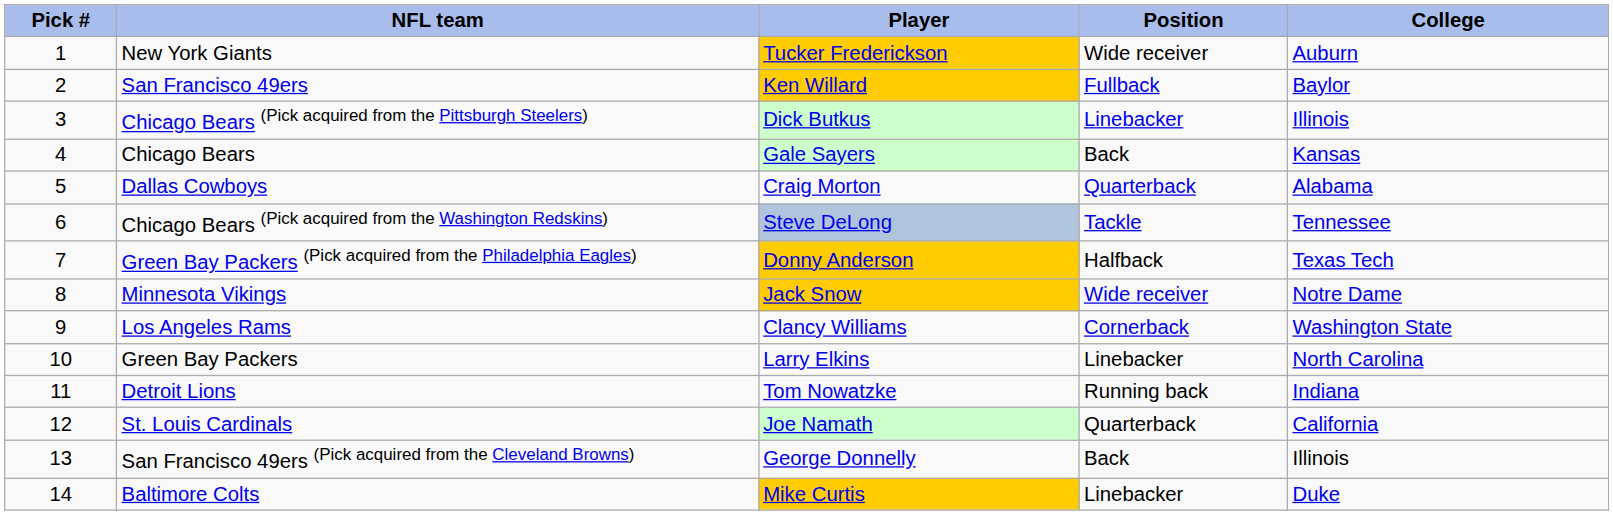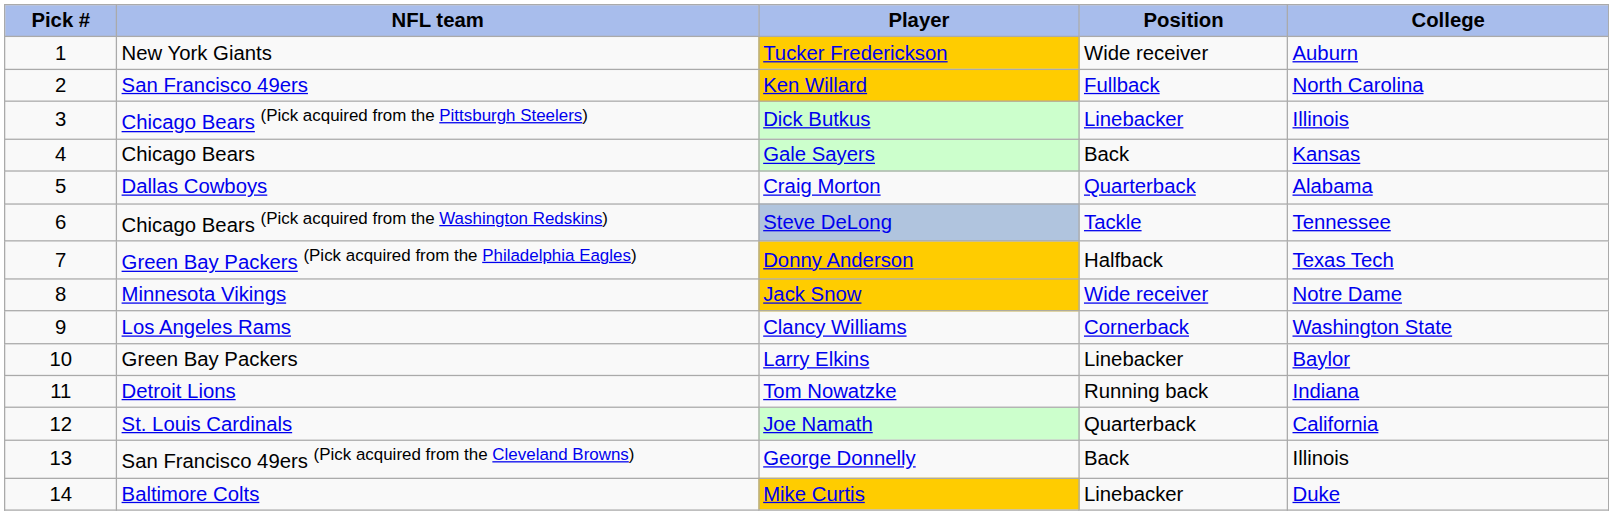(1321, 85) Baylor -> (1358, 85) North Carolina
(1358, 359) North Carolina -> (1321, 359) Baylor
